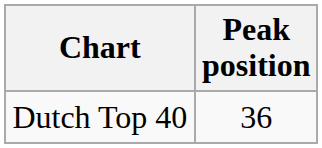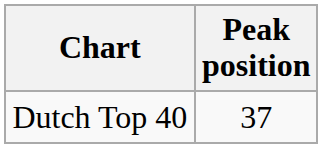(256, 116) 36 -> (256, 116) 37
